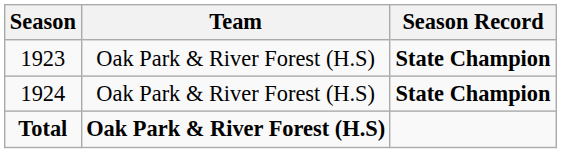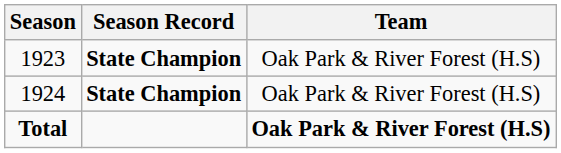columns swapped: (236, 22) <-> (473, 22)
